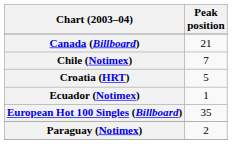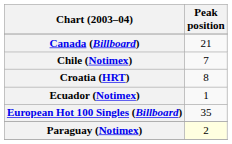(206, 78) 5 -> (206, 78) 8
(206, 130) no background -> (206, 130) lightyellow background
